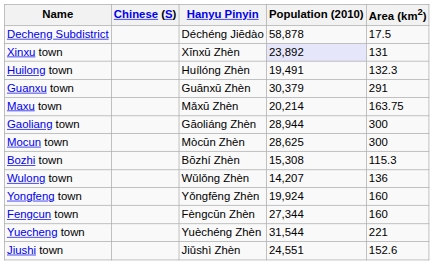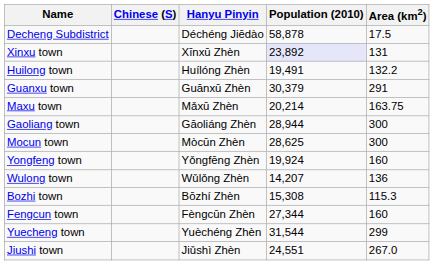(383, 70) 132.3 -> (383, 70) 132.2
rows swapped: (44, 196) <-> (35, 160)
(378, 232) 221 -> (378, 232) 299
(383, 250) 152.6 -> (383, 250) 267.0
